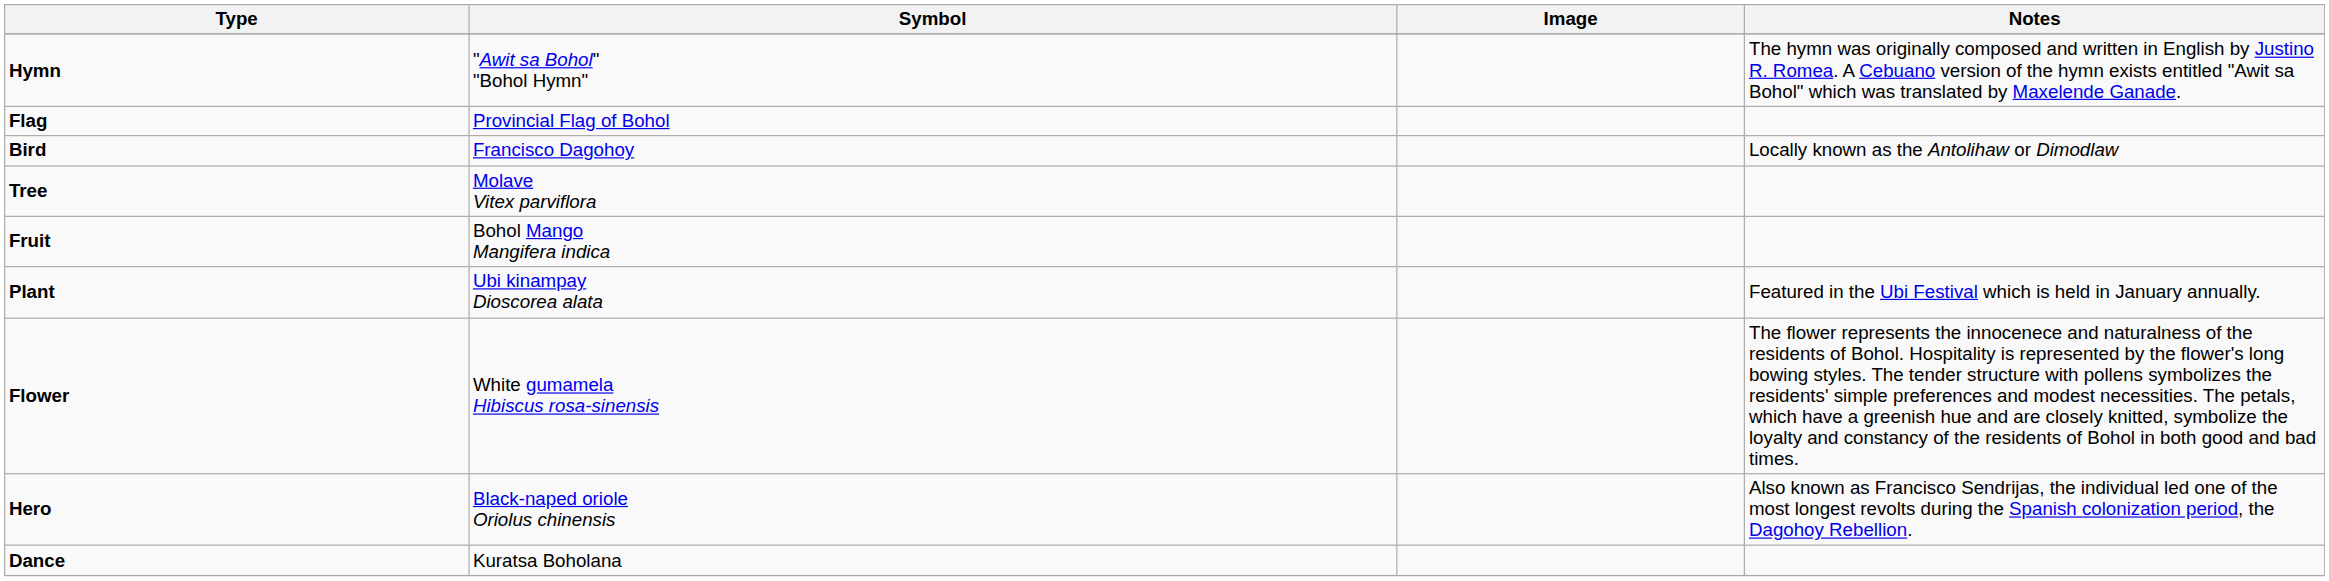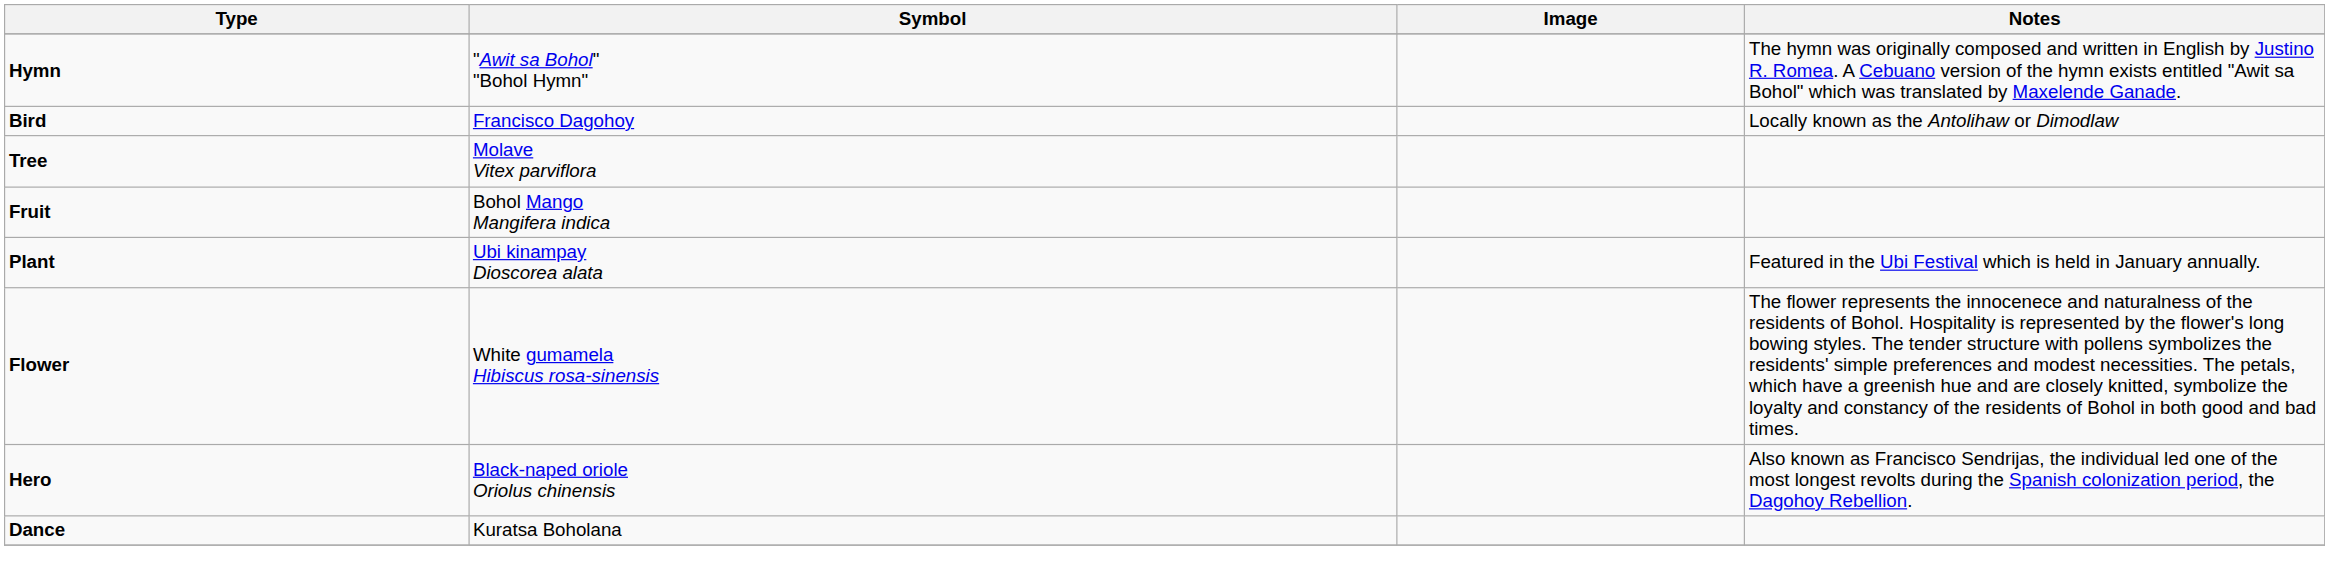- row: (28, 120)
